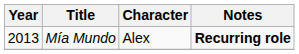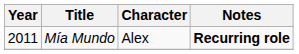(23, 37) 2013 -> (23, 37) 2011
